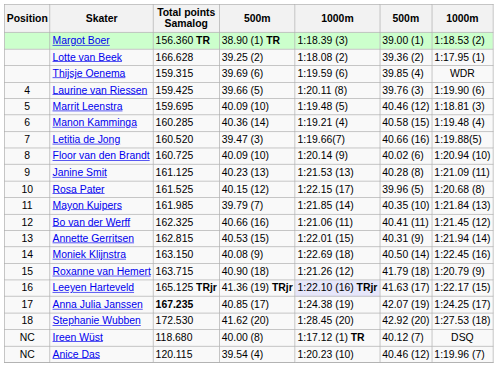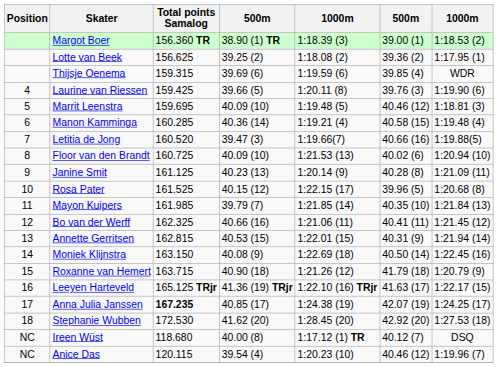(174, 57) 166.628 -> (174, 57) 156.625
(323, 156) 1:20.14 (9) -> (326, 156) 1:21.53 (13)
(326, 172) 1:21.53 (13) -> (323, 172) 1:20.14 (9)
(337, 288) lavender background -> (337, 288) no background
